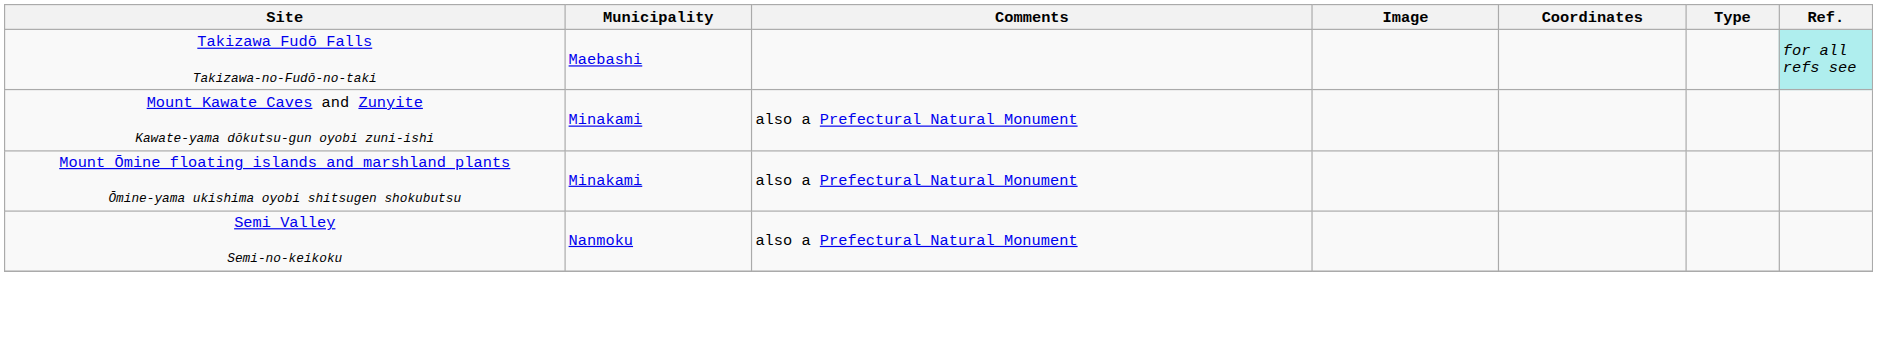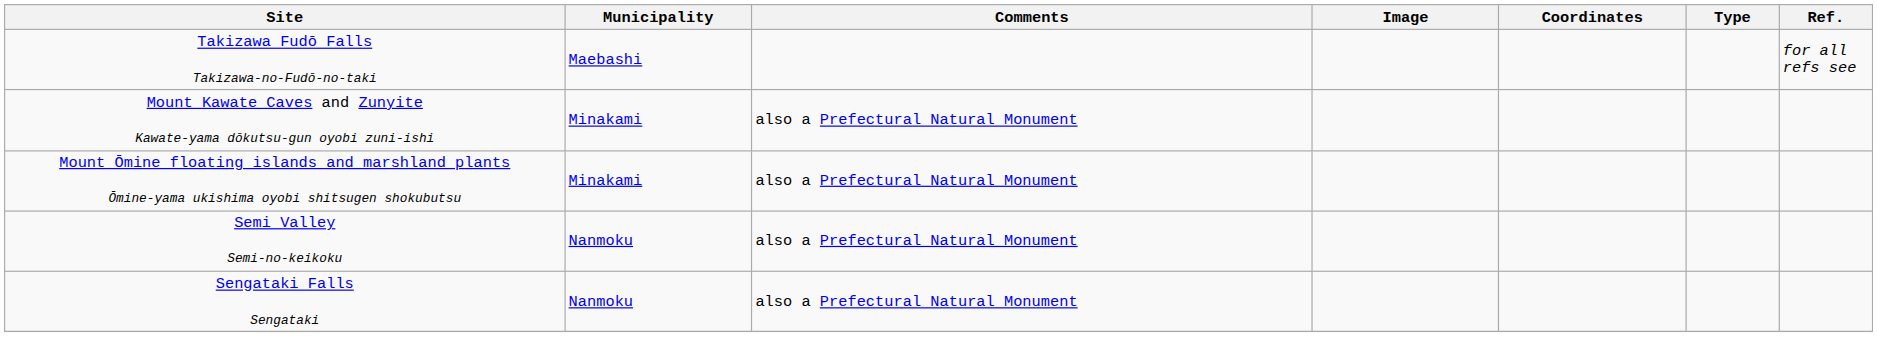(1820, 60) paleturquoise background -> (1820, 60) no background
+ row: (285, 301)
